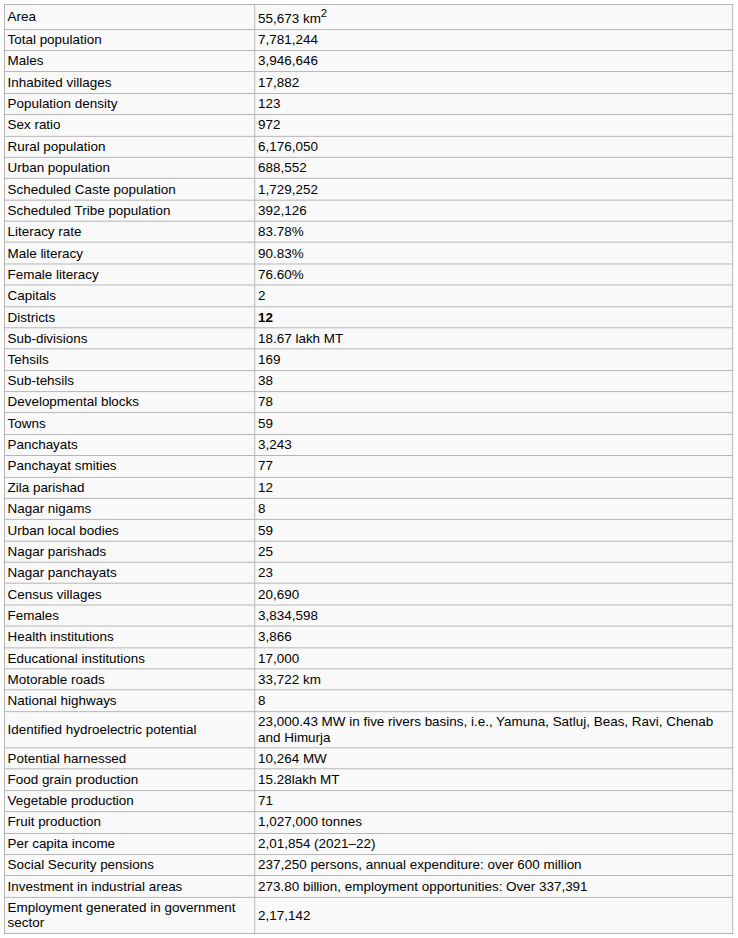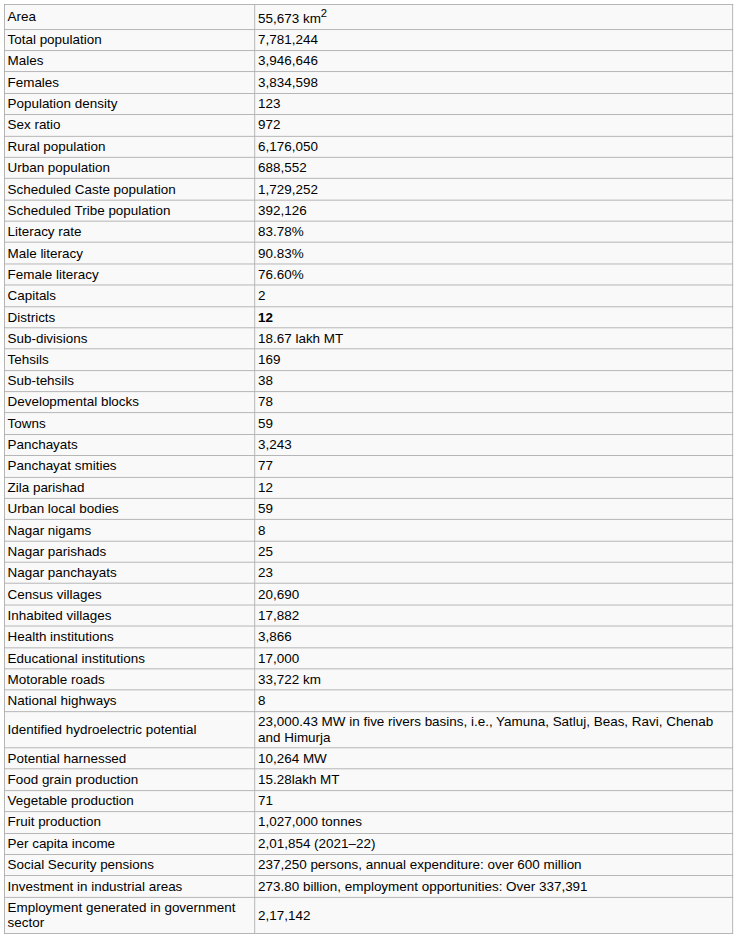rows swapped: (33, 615) <-> (59, 82)
rows swapped: (63, 530) <-> (49, 509)
